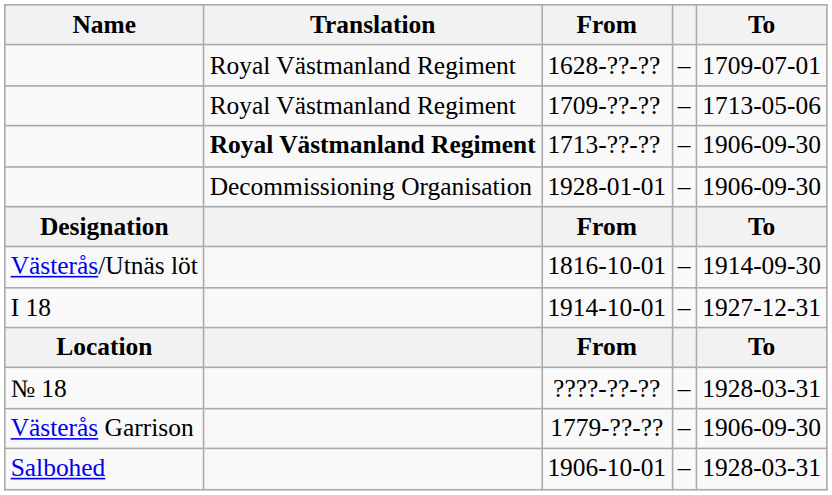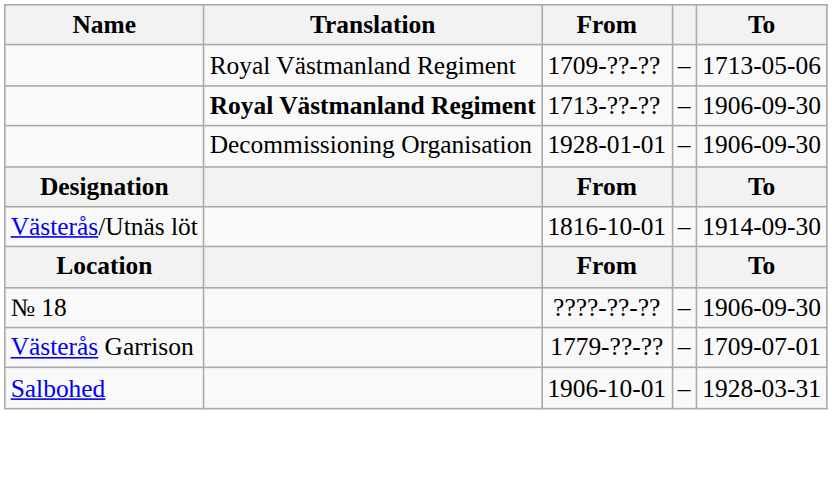- row: (604, 65)
- row: (607, 307)
(762, 387) 1928-03-31 -> (762, 307) 1906-09-30
(762, 428) 1906-09-30 -> (762, 347) 1709-07-01
